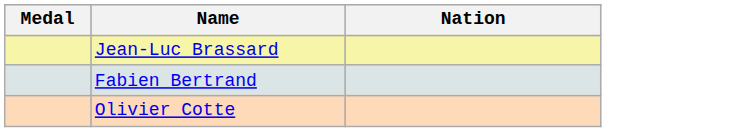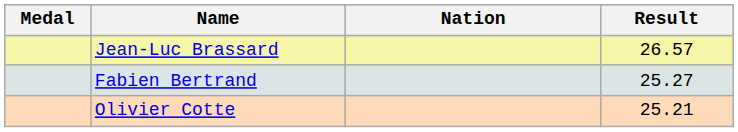+ column: (667, 20)
